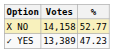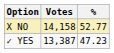(59, 41) 13,389 -> (59, 41) 13,387
